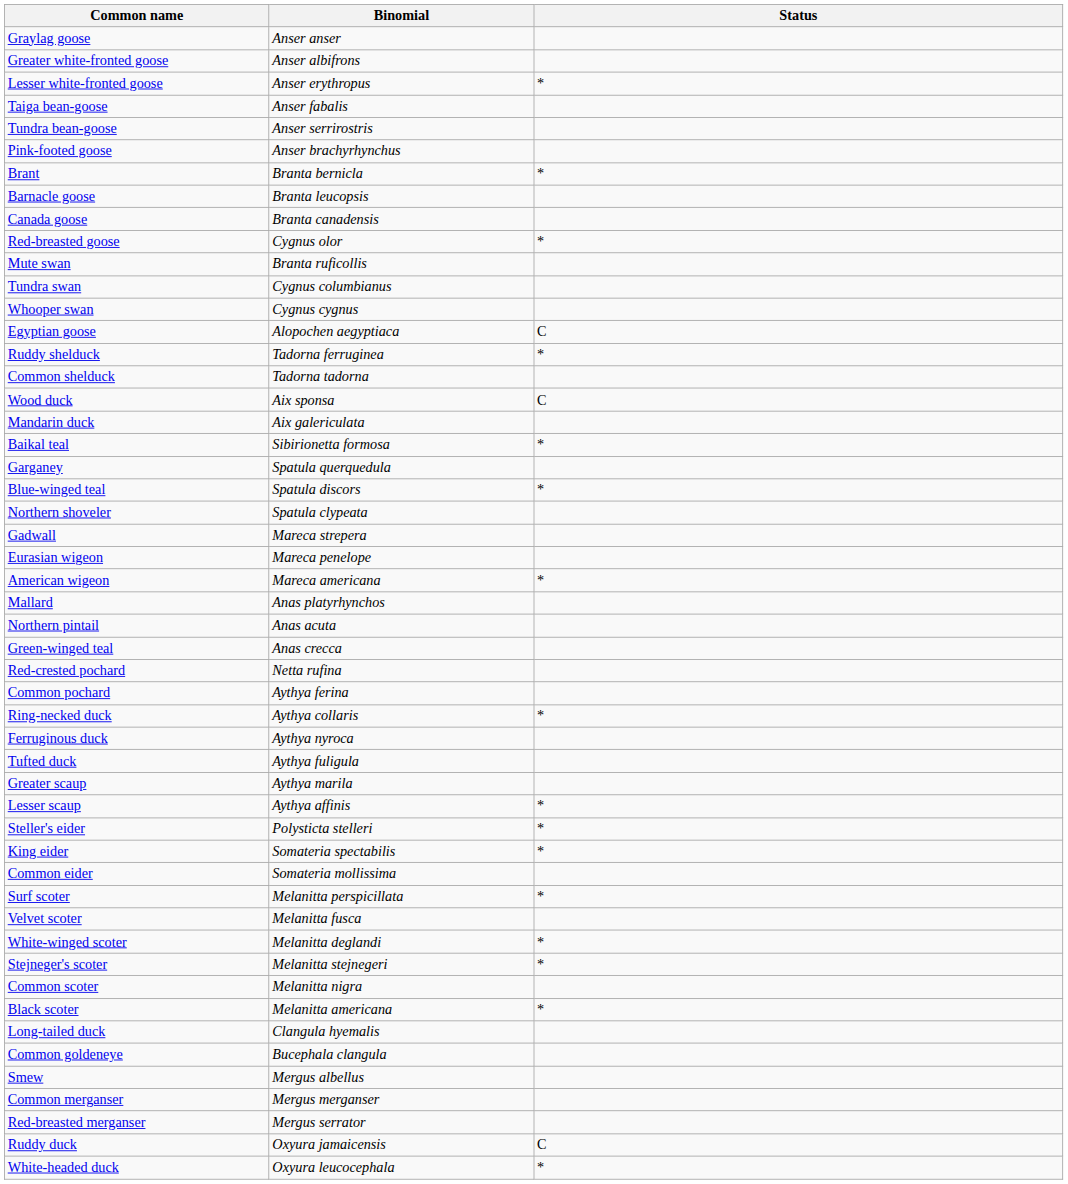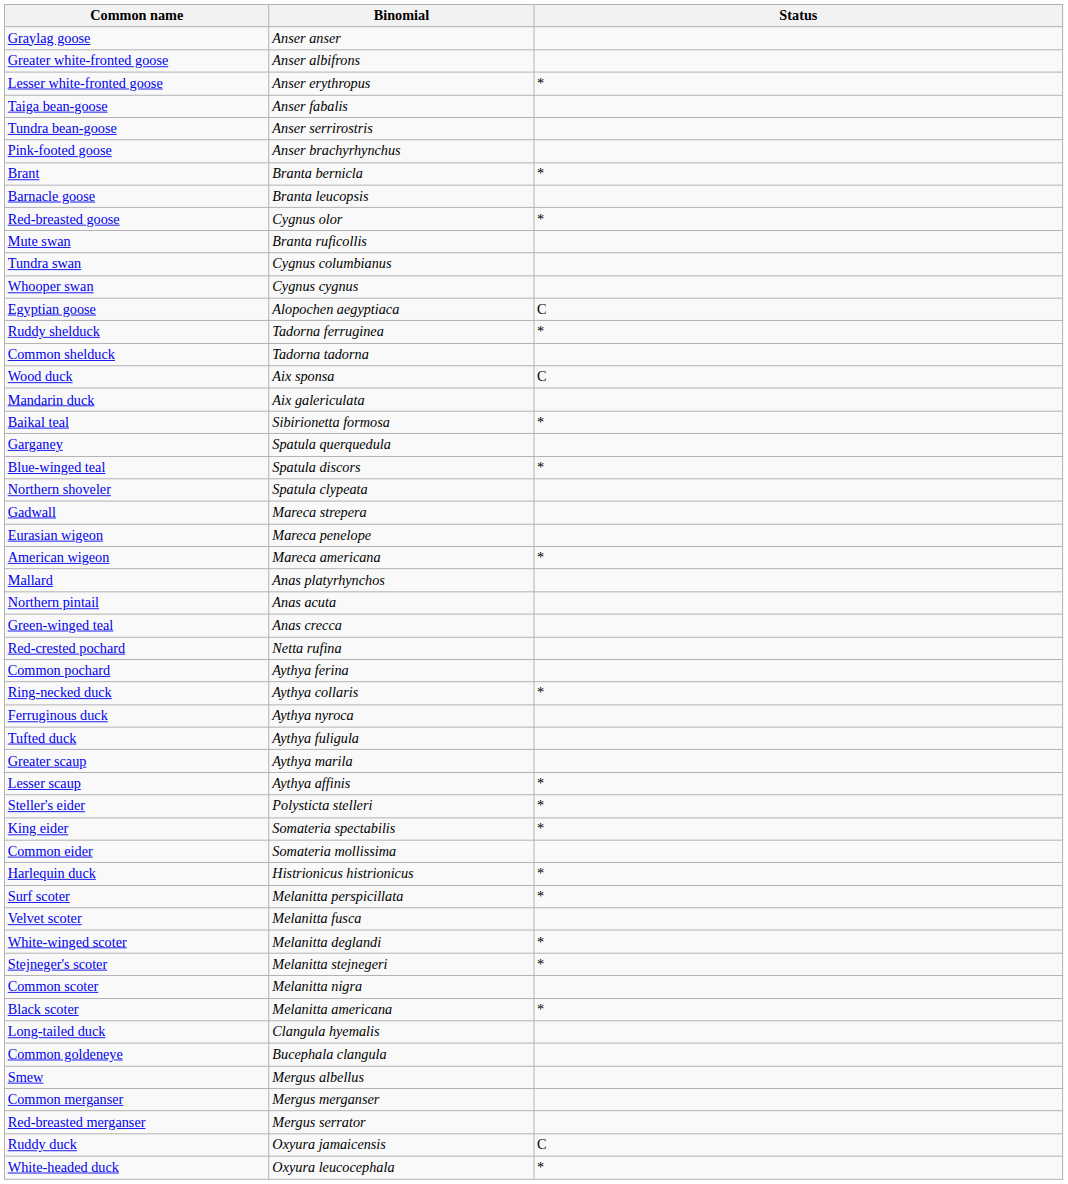- row: (47, 219)
+ row: (52, 873)
